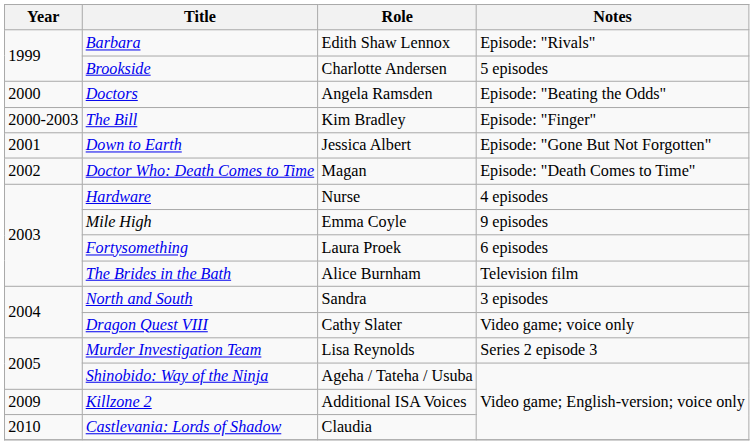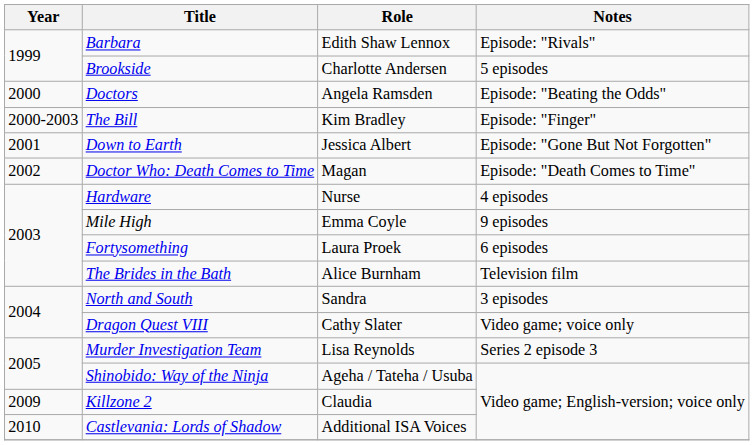(394, 401) Additional ISA Voices -> (347, 401) Claudia
(347, 427) Claudia -> (394, 427) Additional ISA Voices
